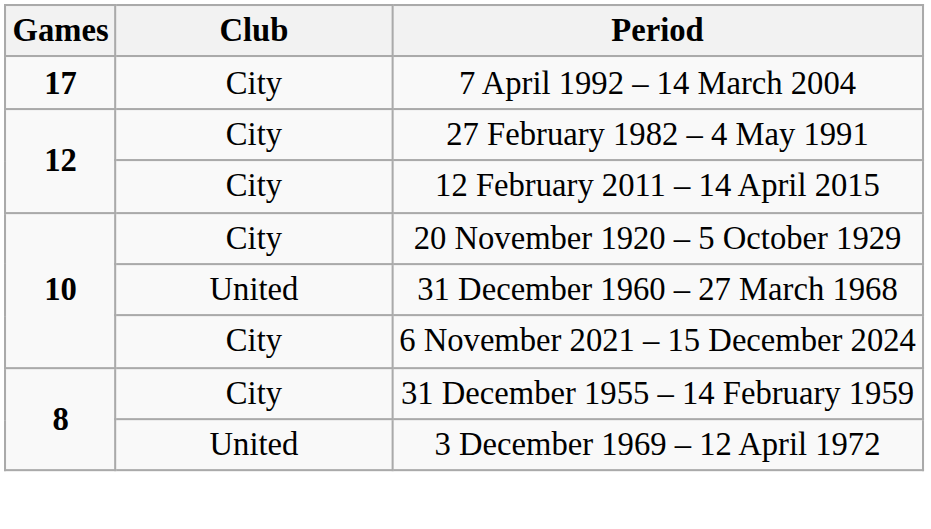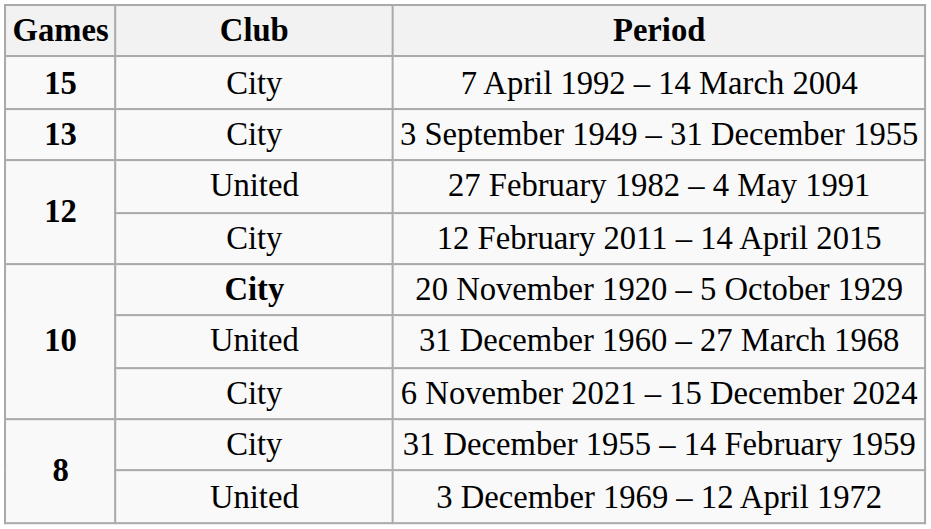(61, 82) 17 -> (61, 82) 15
+ row: (659, 133)
(254, 133) City -> (254, 185) United
(254, 237) normal -> (254, 289) bold
